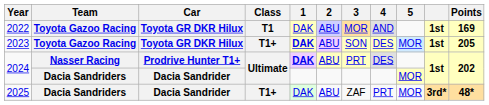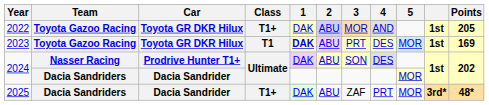(268, 29) T1 -> (268, 29) T1+
(466, 29) 169 -> (466, 29) 205
(268, 45) T1+ -> (268, 45) T1
(356, 45) SON -> (356, 45) PRT
(466, 45) 205 -> (466, 45) 169
(303, 60) bold -> (303, 60) normal
(356, 60) PRT -> (356, 60) SON
